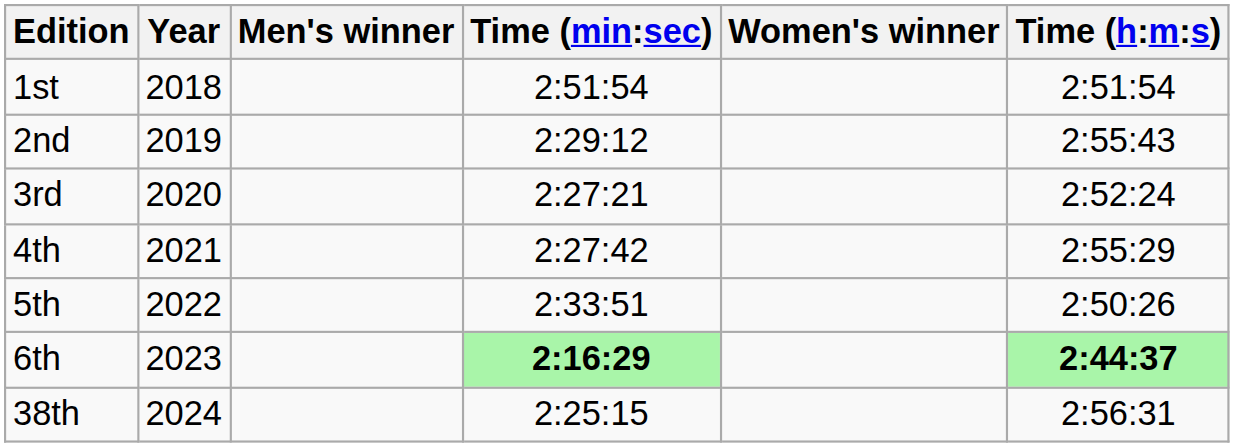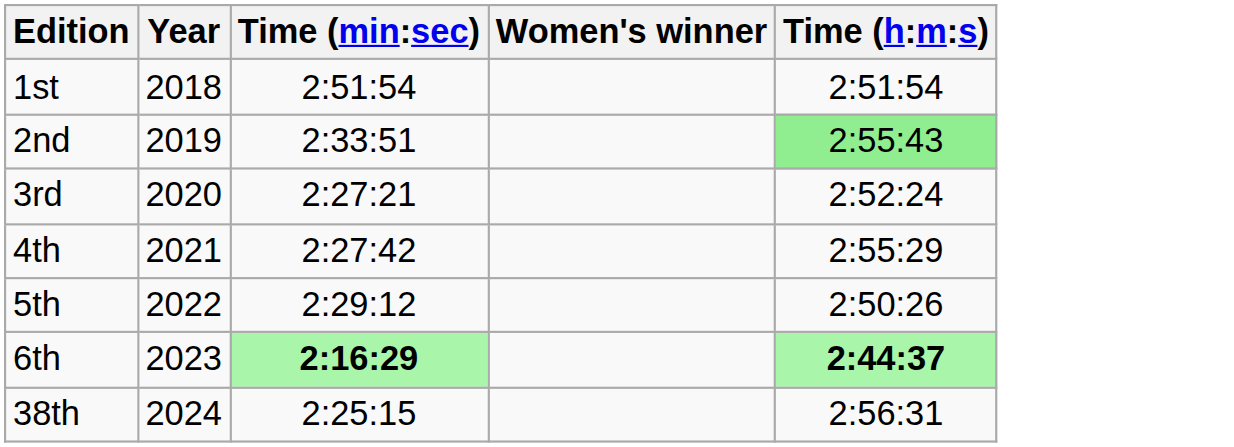- column: (346, 31)
(591, 140) 2:29:12 -> (359, 140) 2:33:51
(1118, 140) no background -> (886, 140) lightgreen background
(591, 304) 2:33:51 -> (359, 304) 2:29:12
